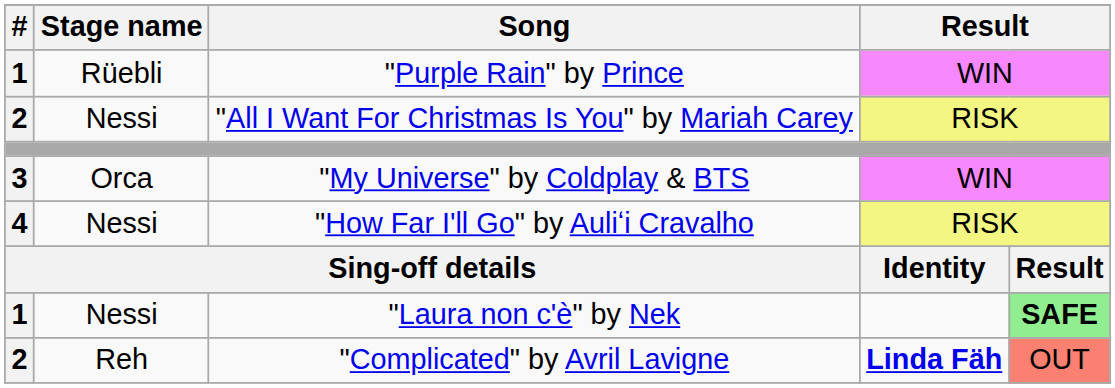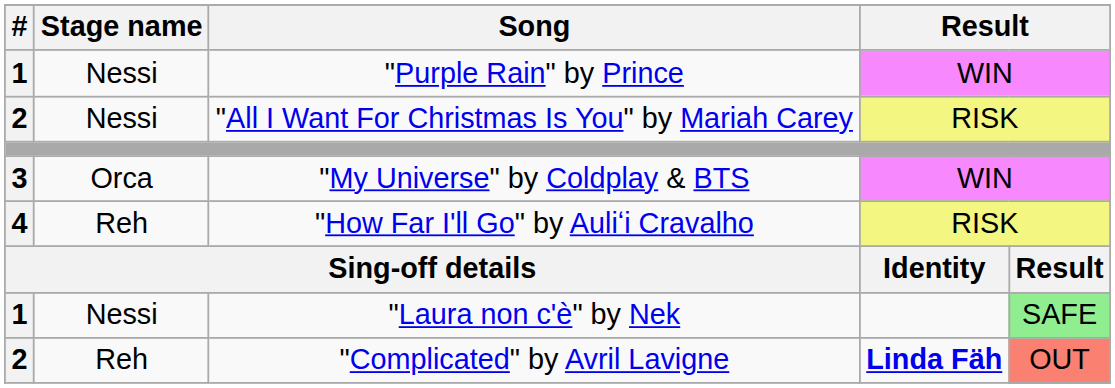(122, 73) Rüebli -> (122, 73) Nessi
(122, 223) Nessi -> (122, 223) Reh
(1060, 314) bold -> (1060, 314) normal
